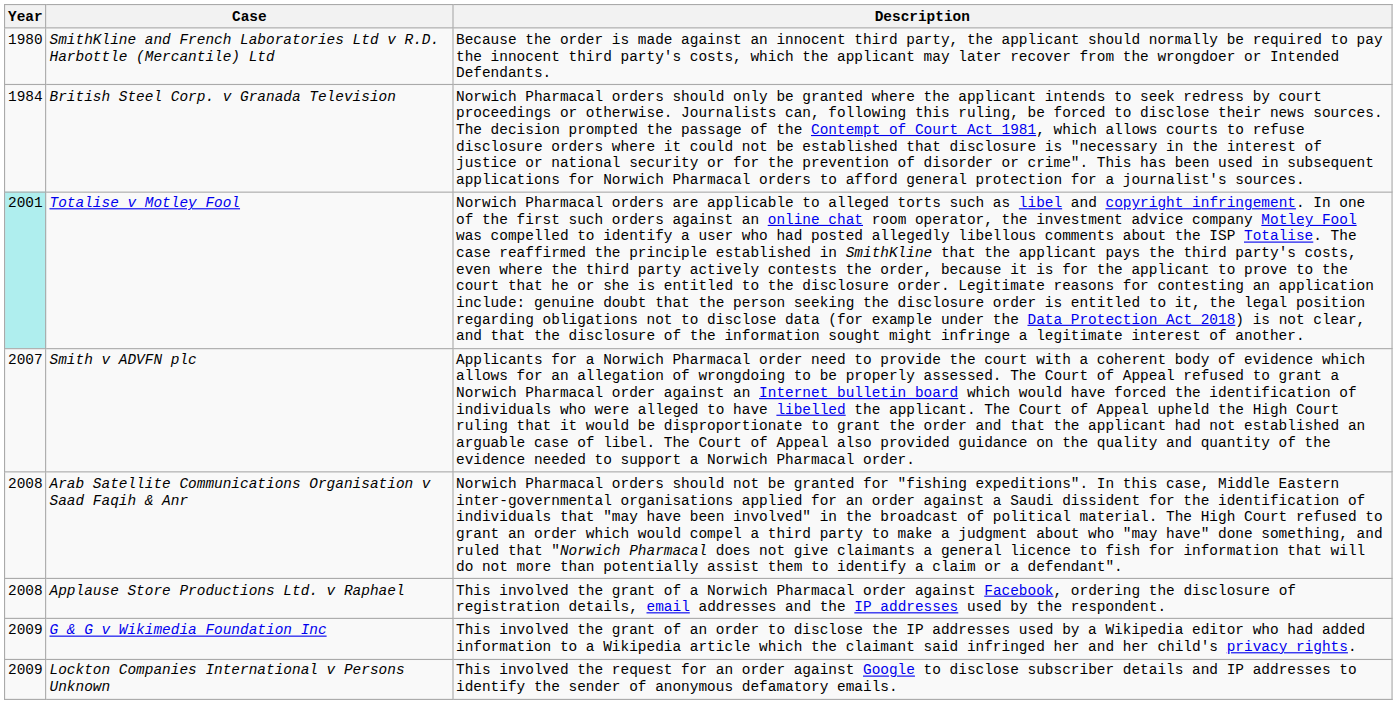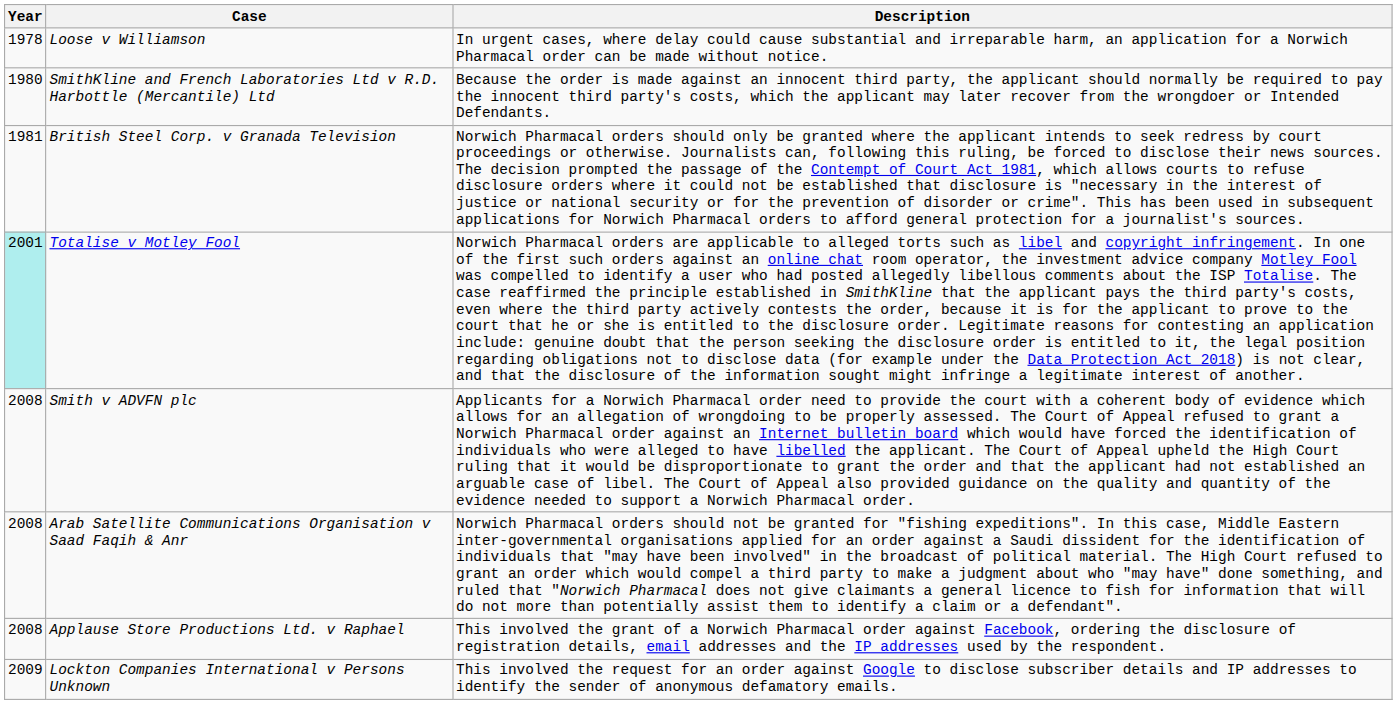+ row: (127, 40)
(25, 97) 1984 -> (25, 137) 1981
(25, 360) 2007 -> (25, 400) 2008
- row: (188, 630)
